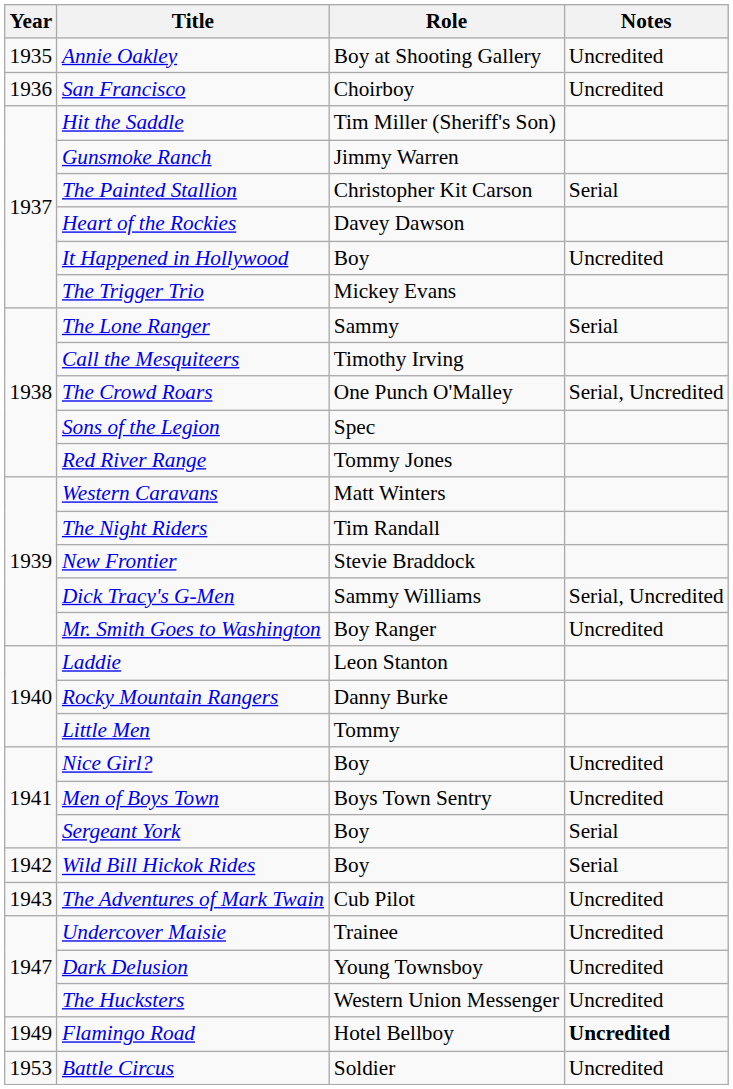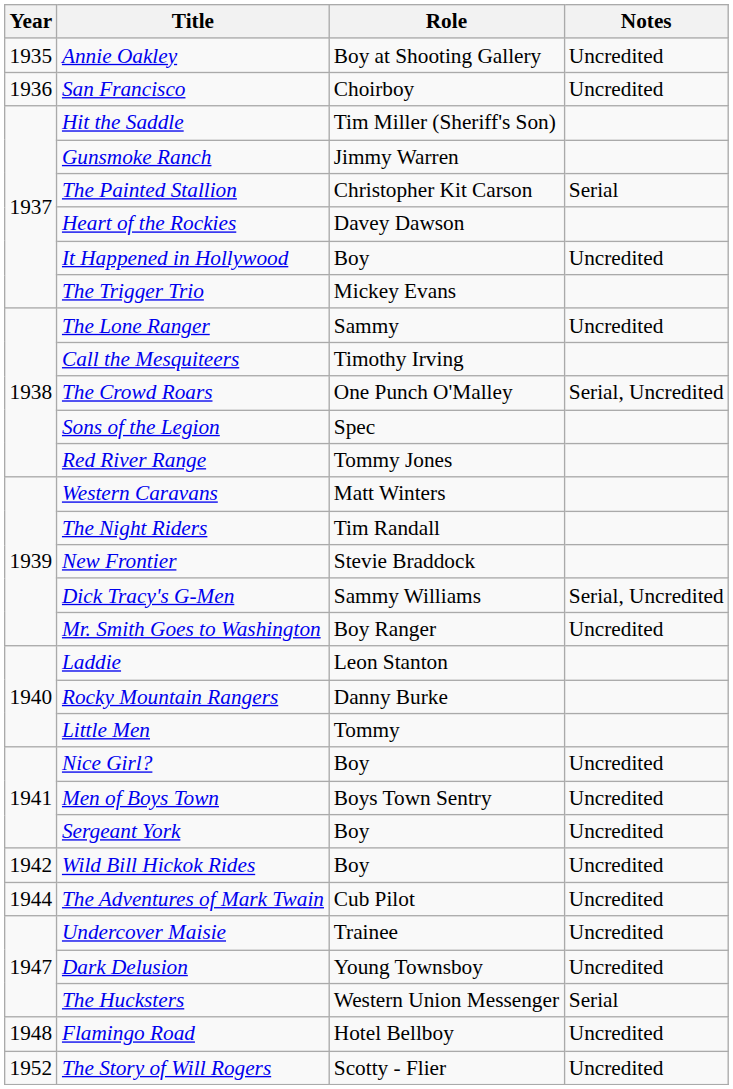(594, 325) Serial -> (616, 325) Uncredited
(594, 831) Serial -> (616, 831) Uncredited
(594, 865) Serial -> (616, 865) Uncredited
(31, 898) 1943 -> (31, 898) 1944
(616, 1000) Uncredited -> (594, 1000) Serial
(31, 1033) 1949 -> (31, 1033) 1948
(619, 1033) bold -> (616, 1033) normal
+ row: (167, 1067)
- row: (118, 1067)
